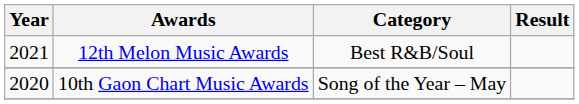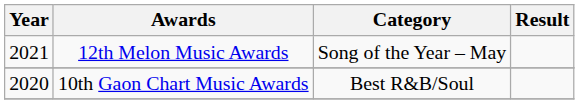(412, 51) Best R&B/Soul -> (412, 51) Song of the Year – May
(412, 83) Song of the Year – May -> (412, 83) Best R&B/Soul
